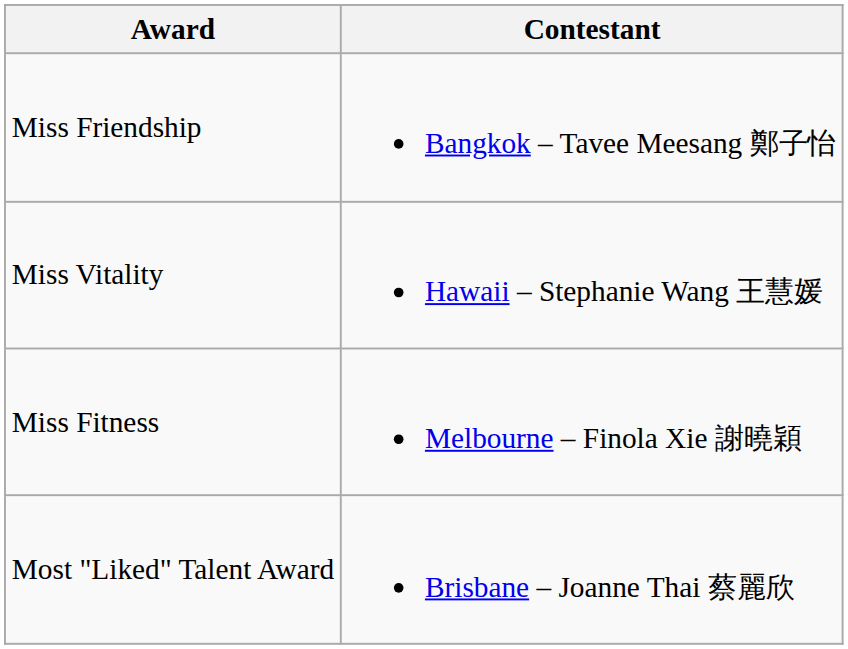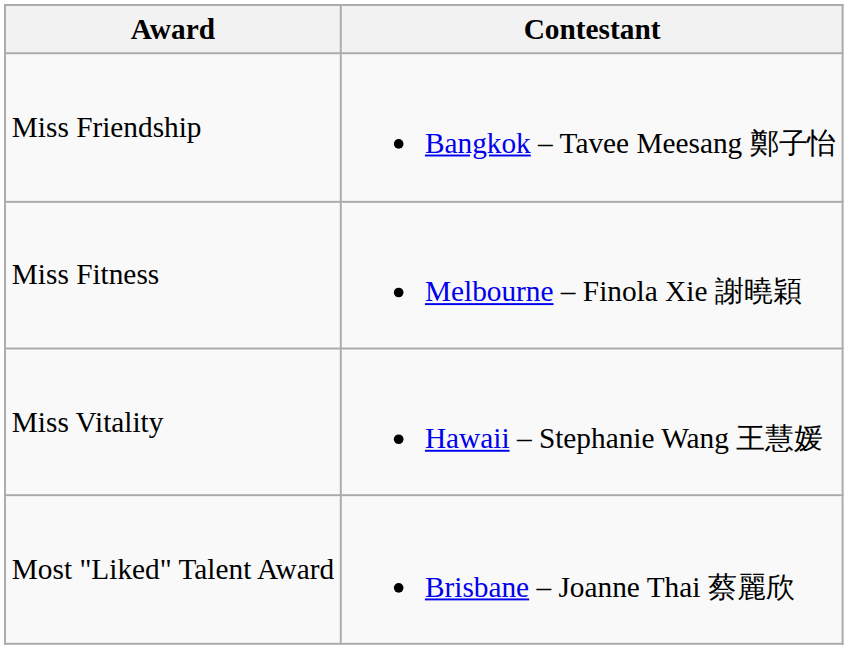rows swapped: (85, 421) <-> (88, 274)
